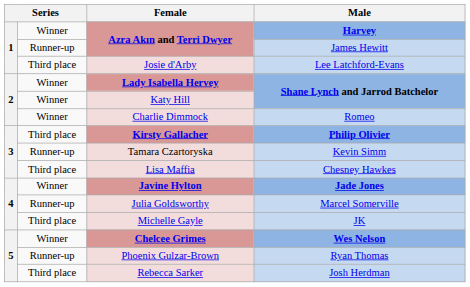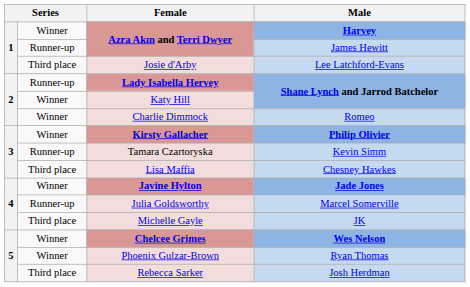(52, 82) Winner -> (52, 82) Runner-up
(52, 134) Third place -> (52, 134) Winner
(52, 256) Runner-up -> (52, 256) Winner
